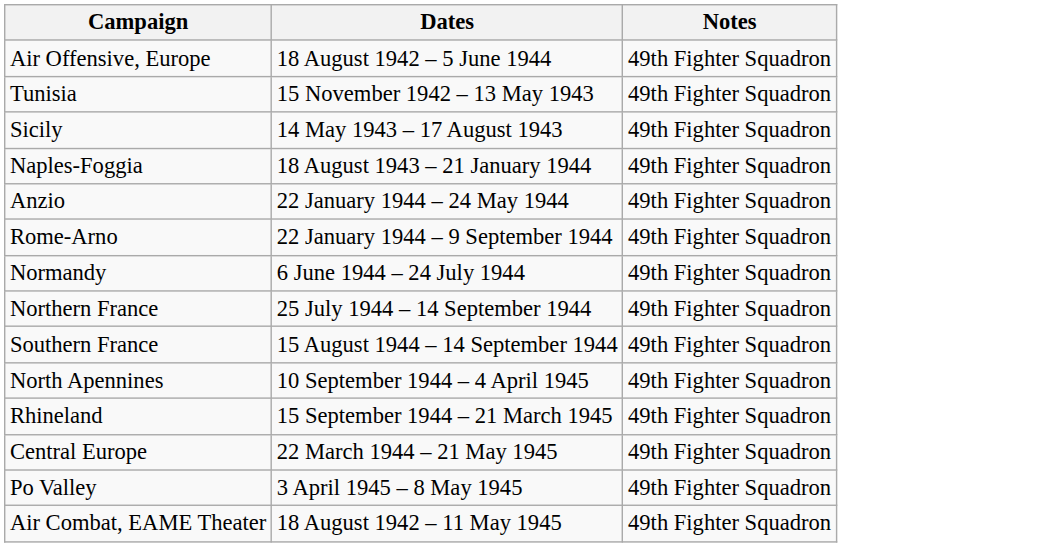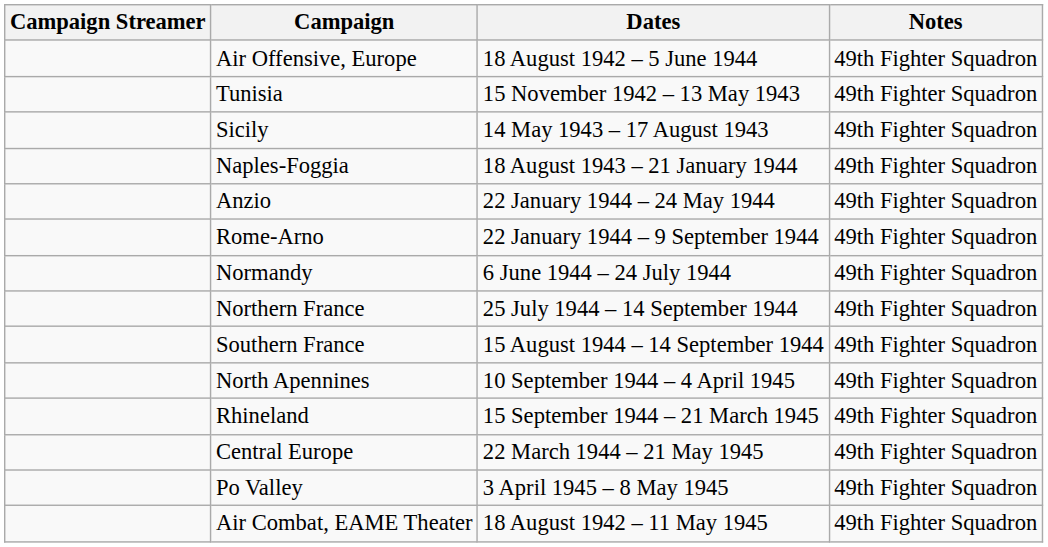+ column: (108, 22)
